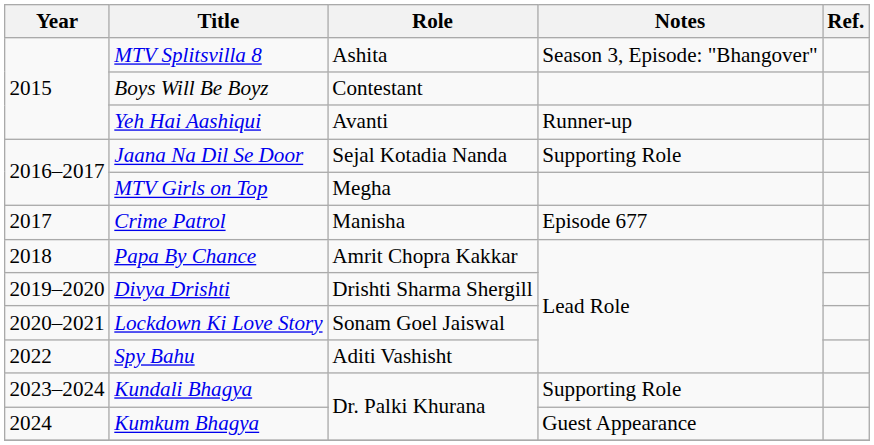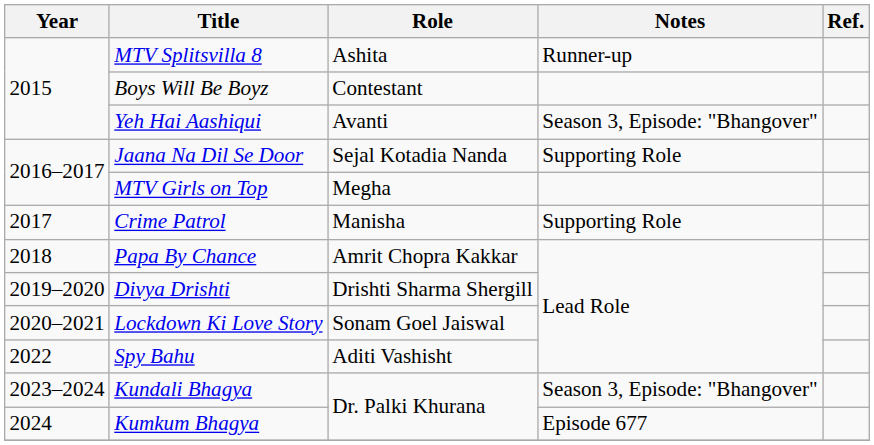(680, 54) Season 3, Episode: "Bhangover" -> (587, 54) Runner-up
(587, 121) Runner-up -> (680, 121) Season 3, Episode: "Bhangover"
(595, 222) Episode 677 -> (612, 222) Supporting Role
(612, 389) Supporting Role -> (680, 389) Season 3, Episode: "Bhangover"
(619, 423) Guest Appearance -> (595, 423) Episode 677
